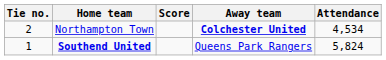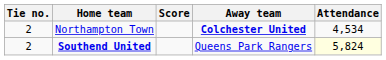(28, 46) 1 -> (28, 46) 2
(348, 46) no background -> (348, 46) lightyellow background
